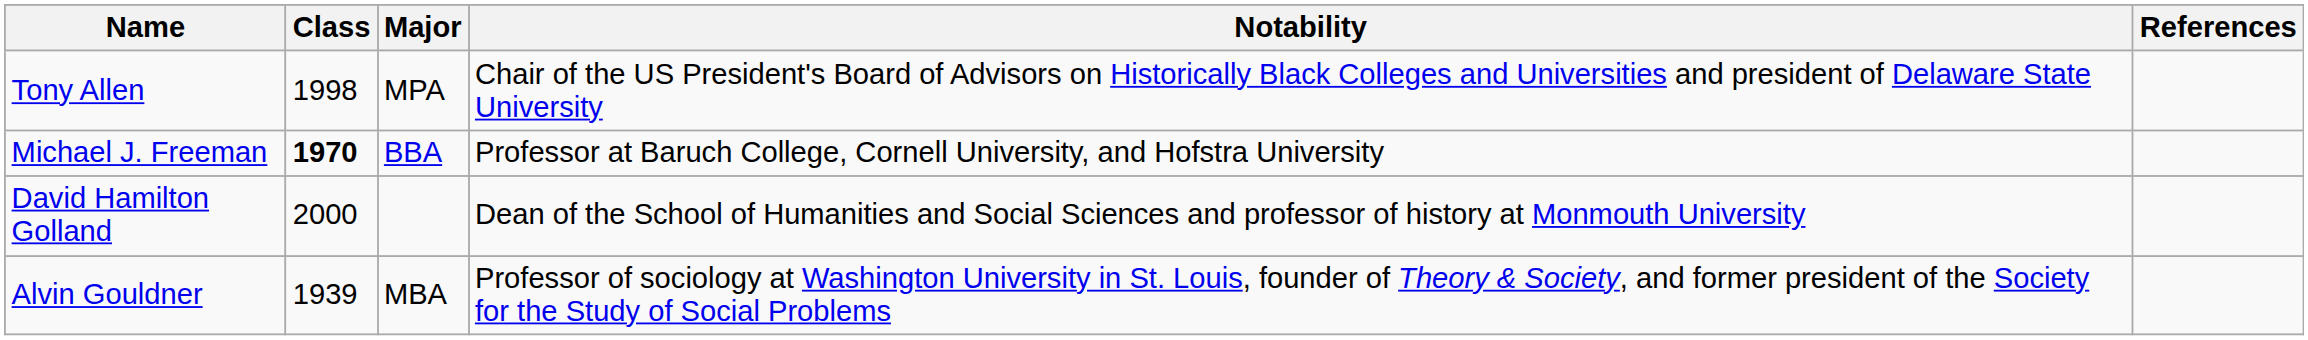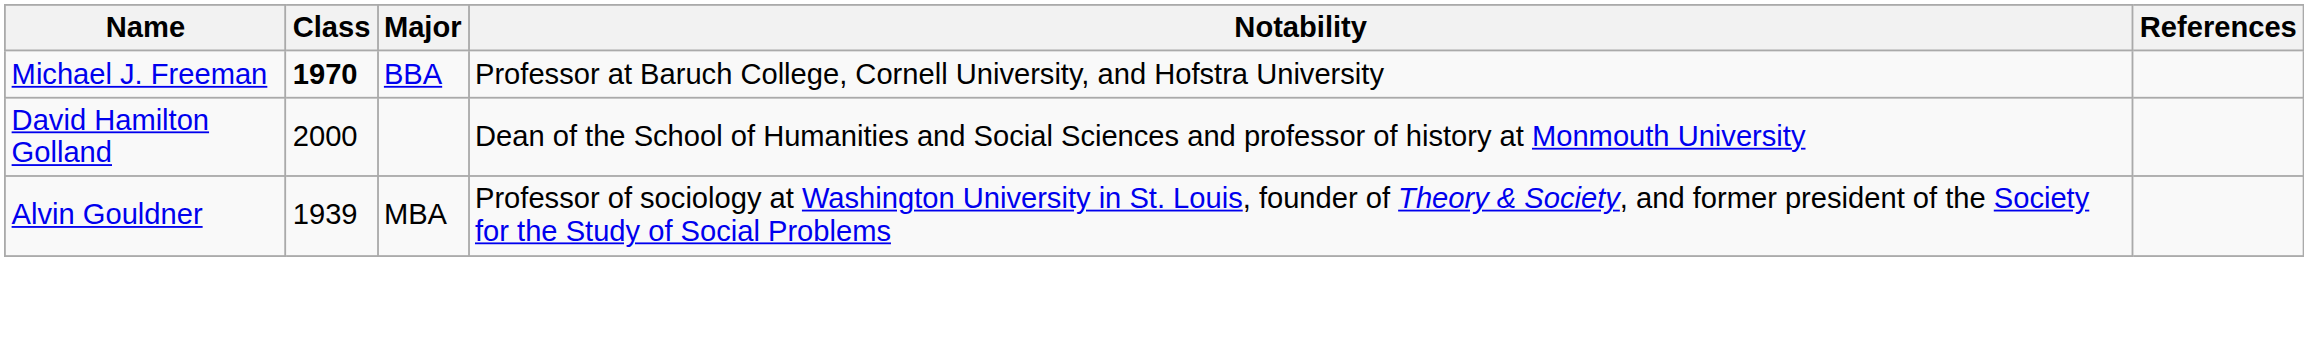- row: (78, 90)
